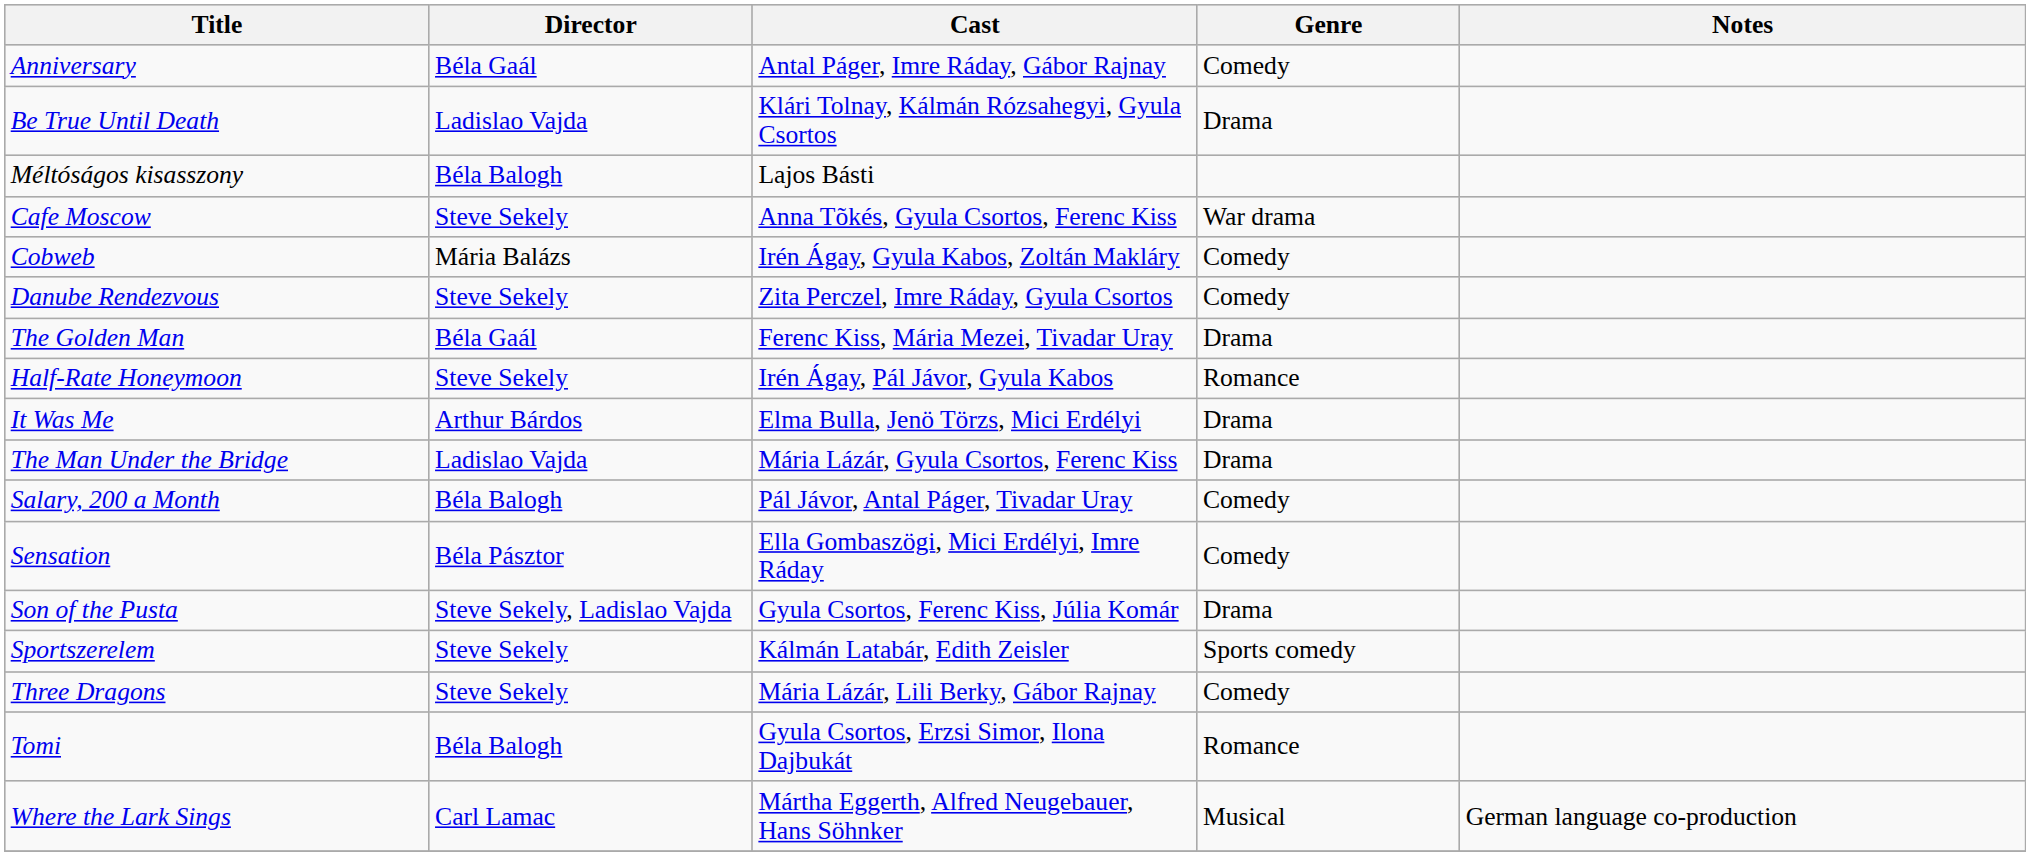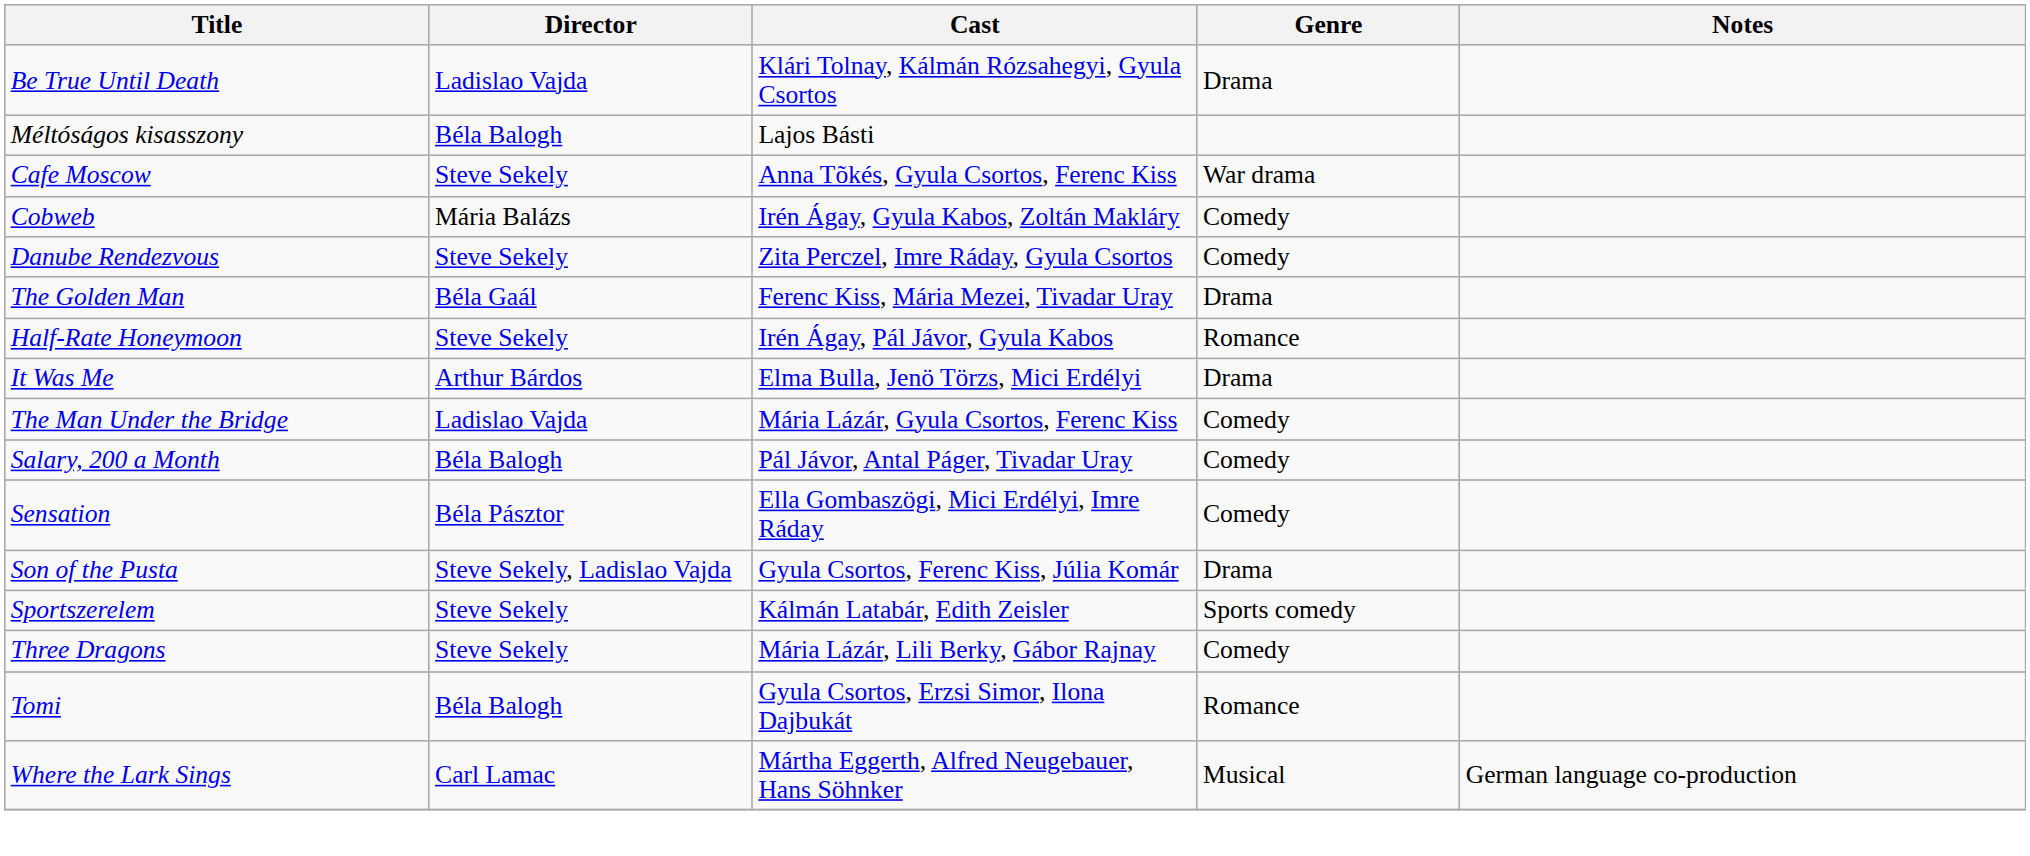- row: (73, 65)
(1238, 459) Drama -> (1246, 418) Comedy
